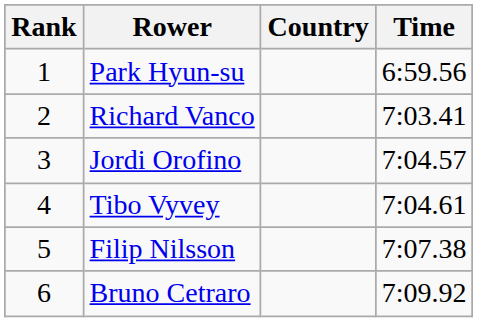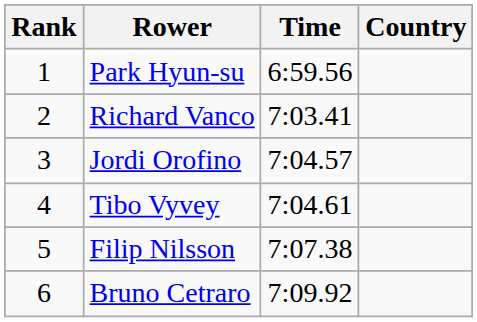columns swapped: (318, 26) <-> (424, 26)
